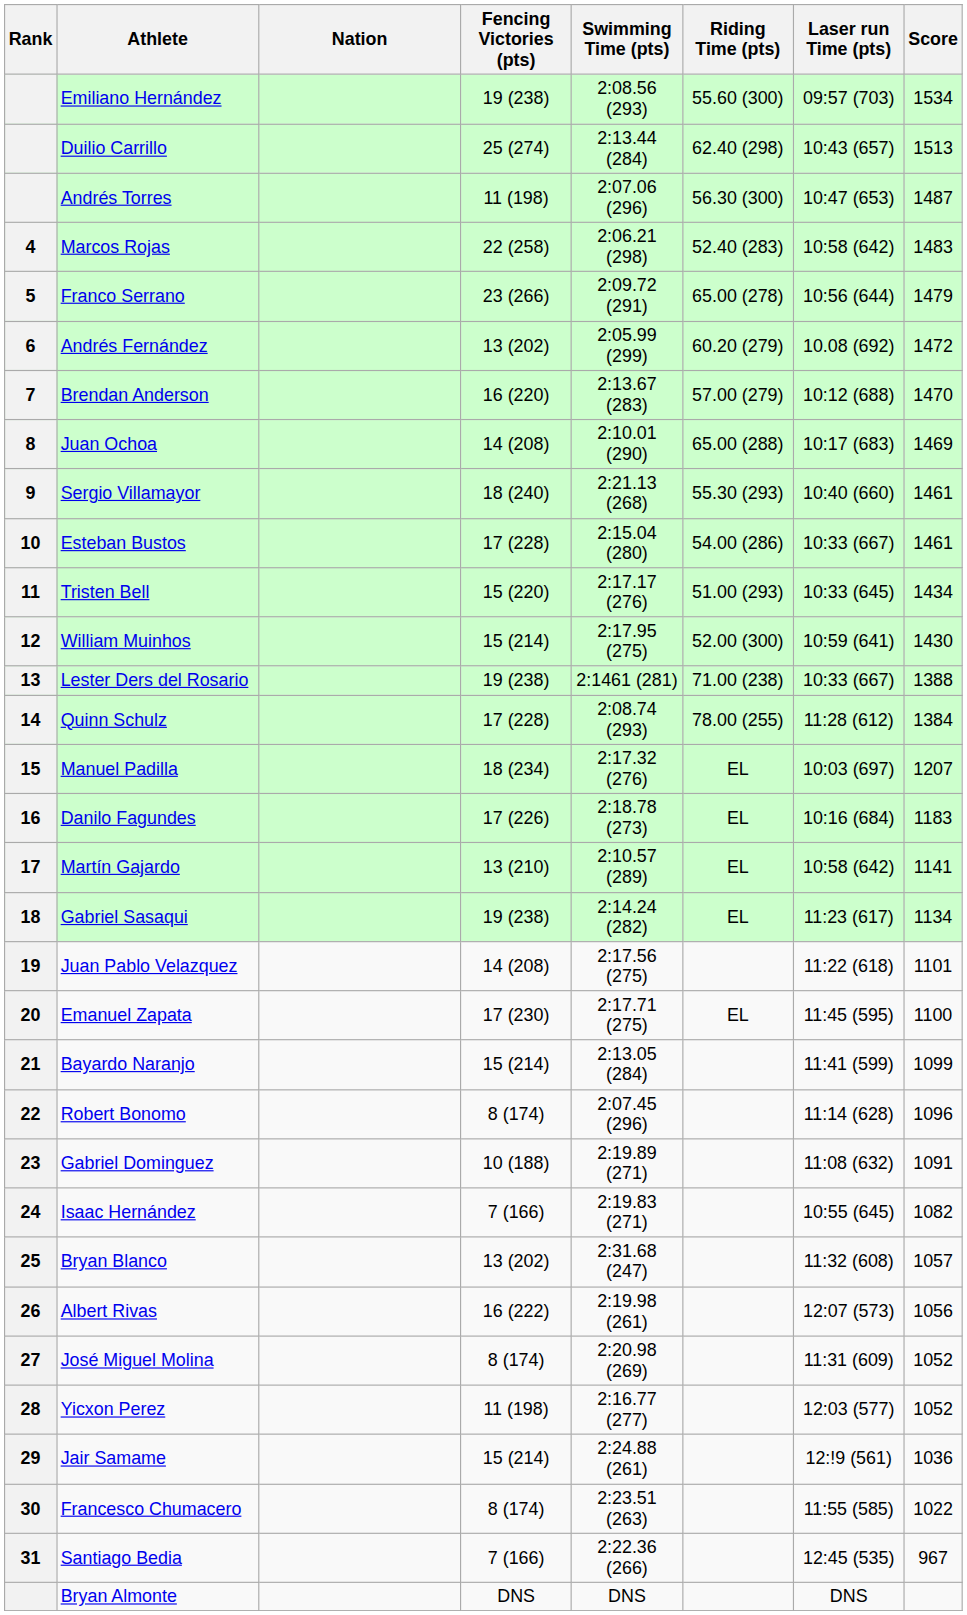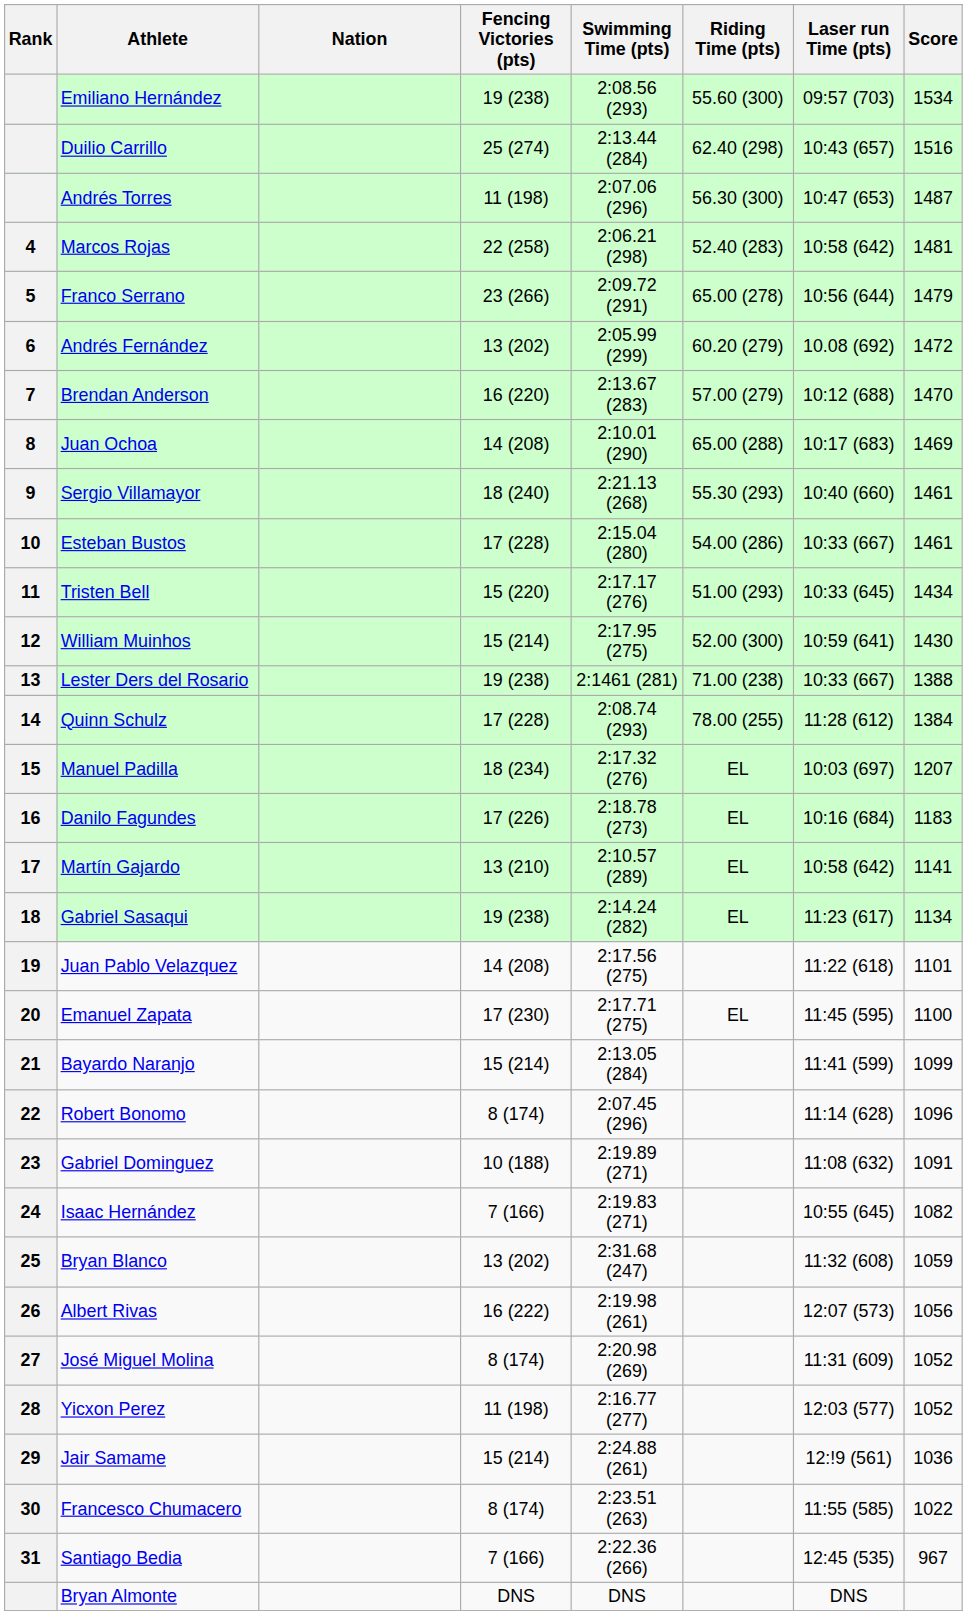(933, 147) 1513 -> (933, 147) 1516
(933, 246) 1483 -> (933, 246) 1481
(933, 1261) 1057 -> (933, 1261) 1059
